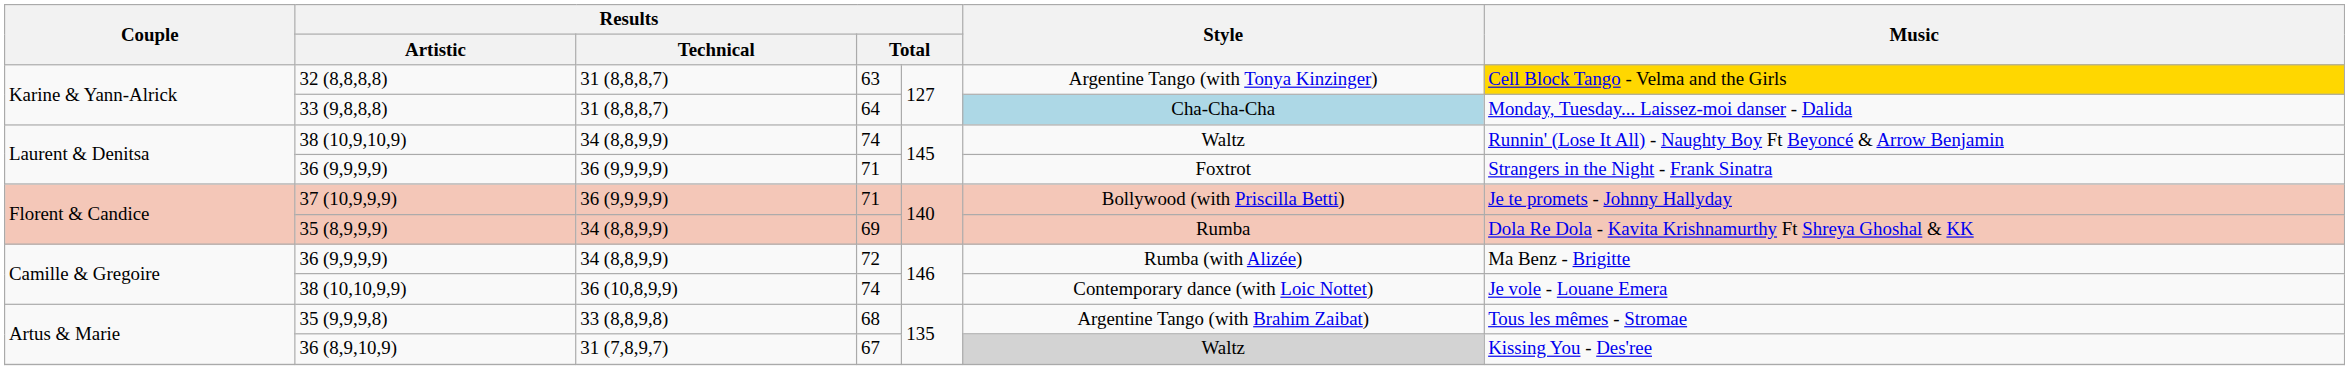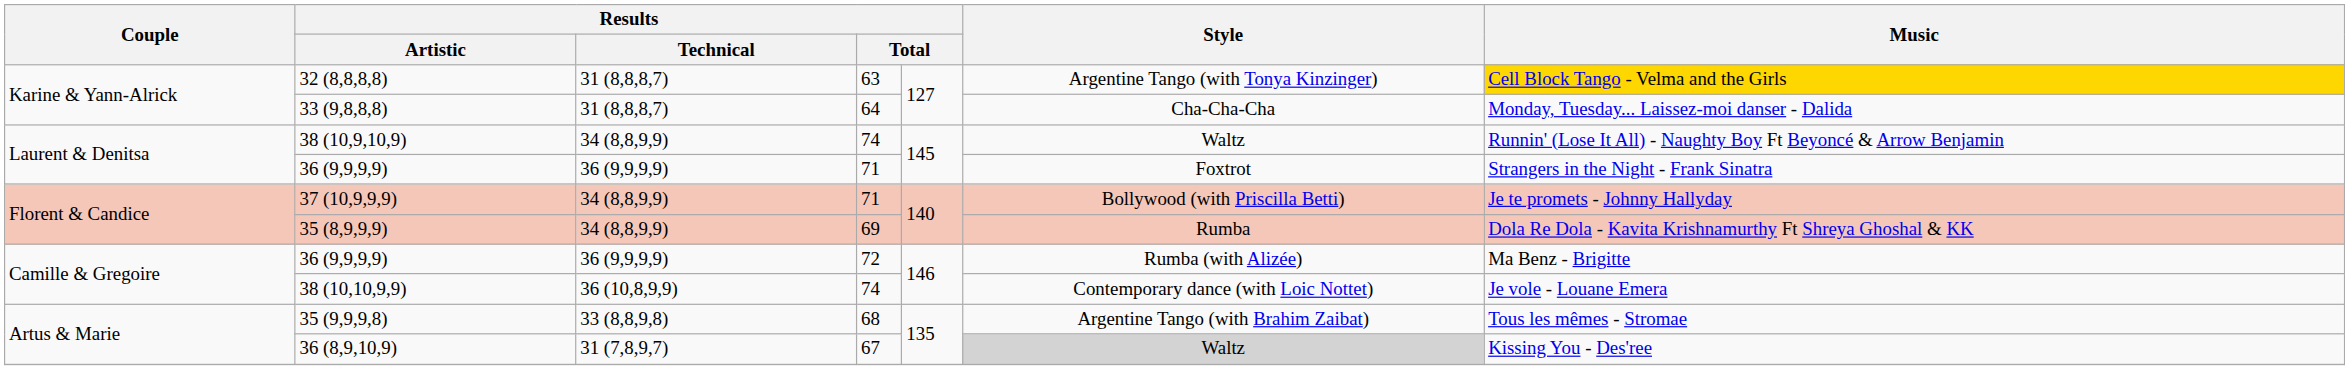(1223, 109) lightblue background -> (1223, 109) no background
(624, 199) 36 (9,9,9,9) -> (624, 199) 34 (8,8,9,9)
(624, 259) 34 (8,8,9,9) -> (624, 259) 36 (9,9,9,9)
